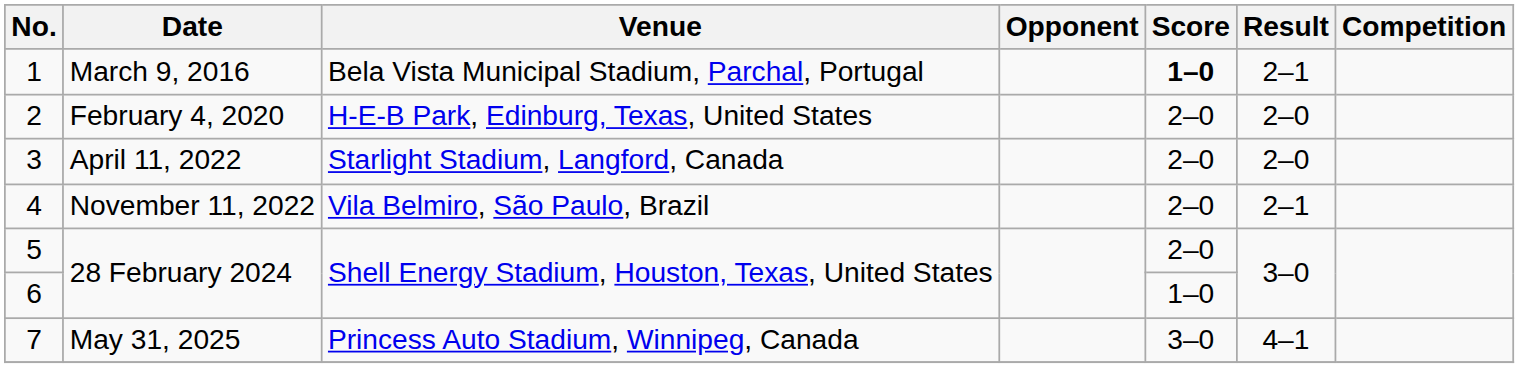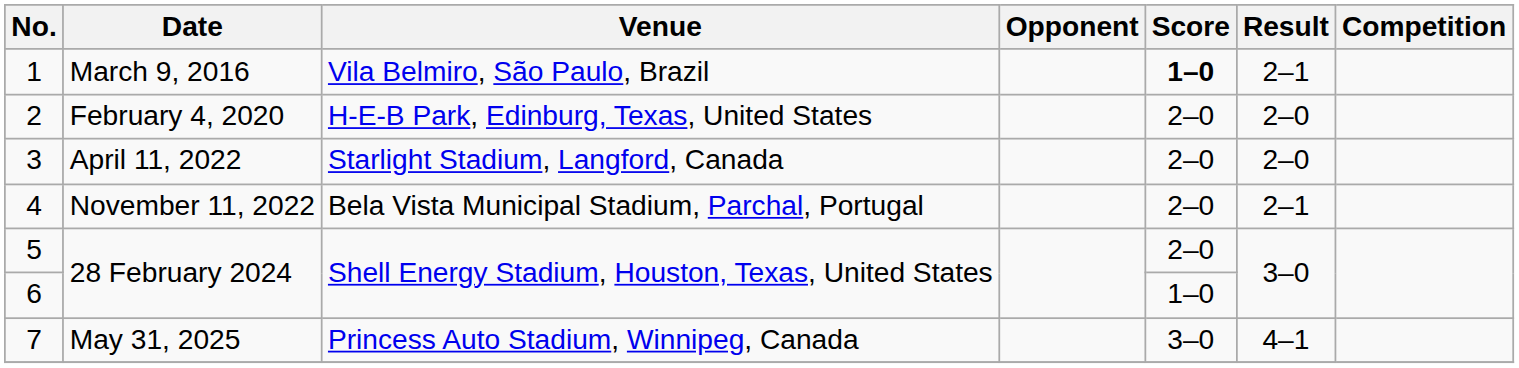(626, 71) Bela Vista Municipal Stadium, Parchal, Portugal -> (519, 71) Vila Belmiro, São Paulo, Brazil
(519, 205) Vila Belmiro, São Paulo, Brazil -> (626, 205) Bela Vista Municipal Stadium, Parchal, Portugal
